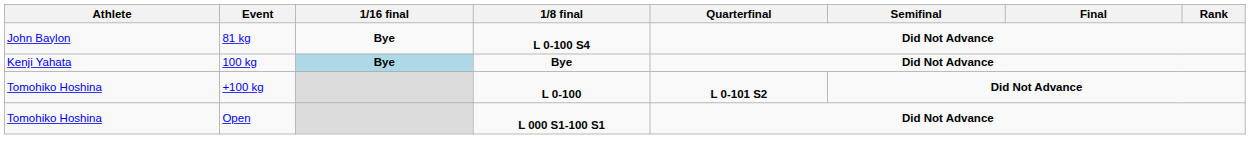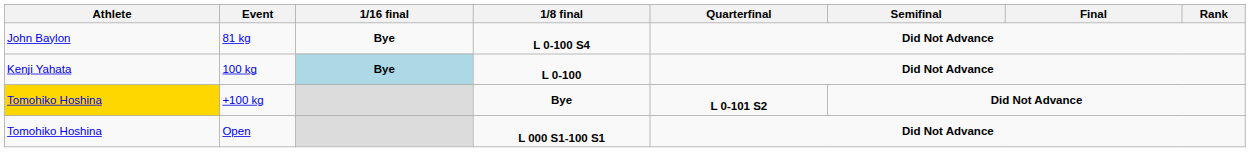(562, 63) Bye -> (562, 76) L 0-100
(54, 88) no background -> (54, 100) gold background
(562, 94) L 0-100 -> (562, 100) Bye
